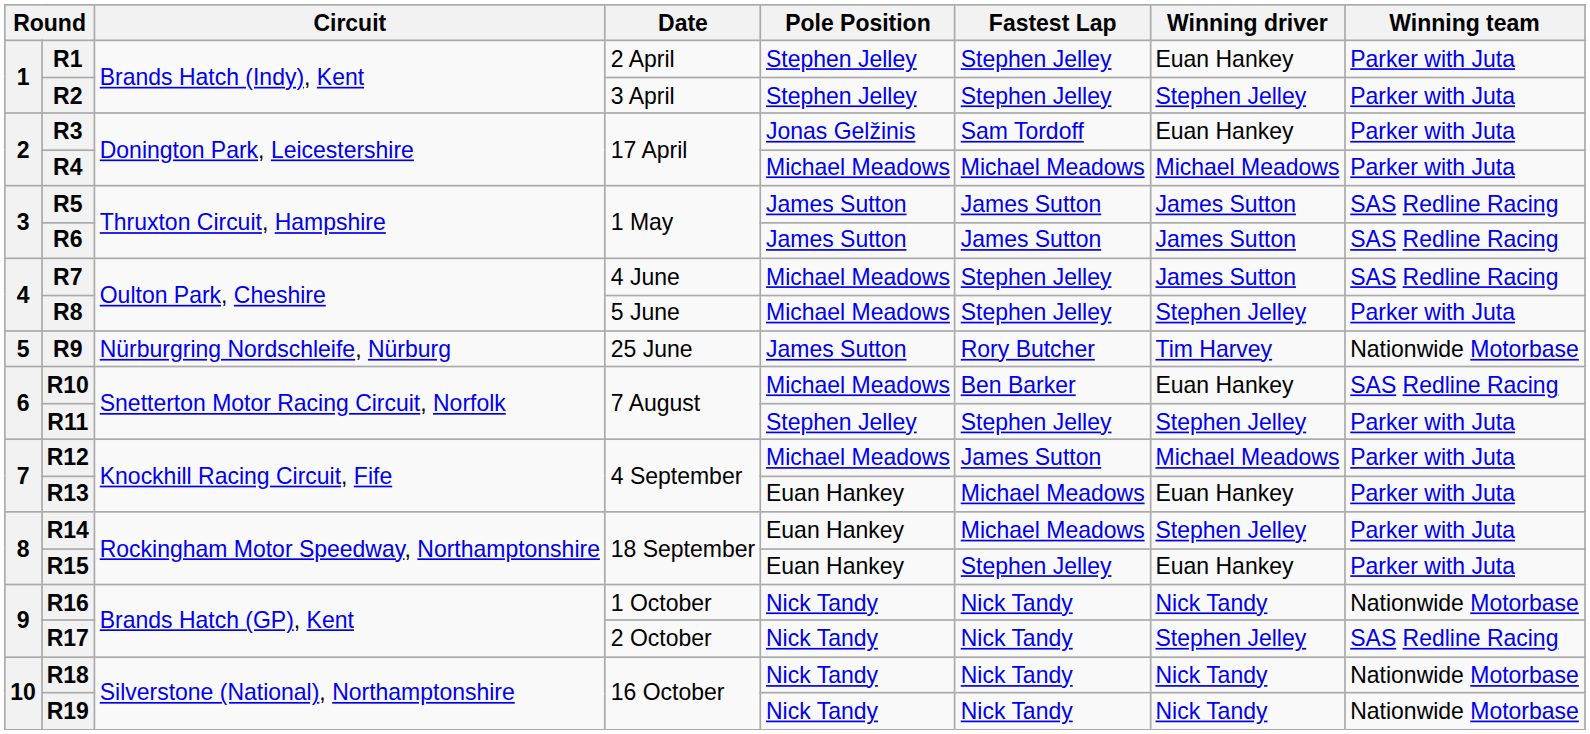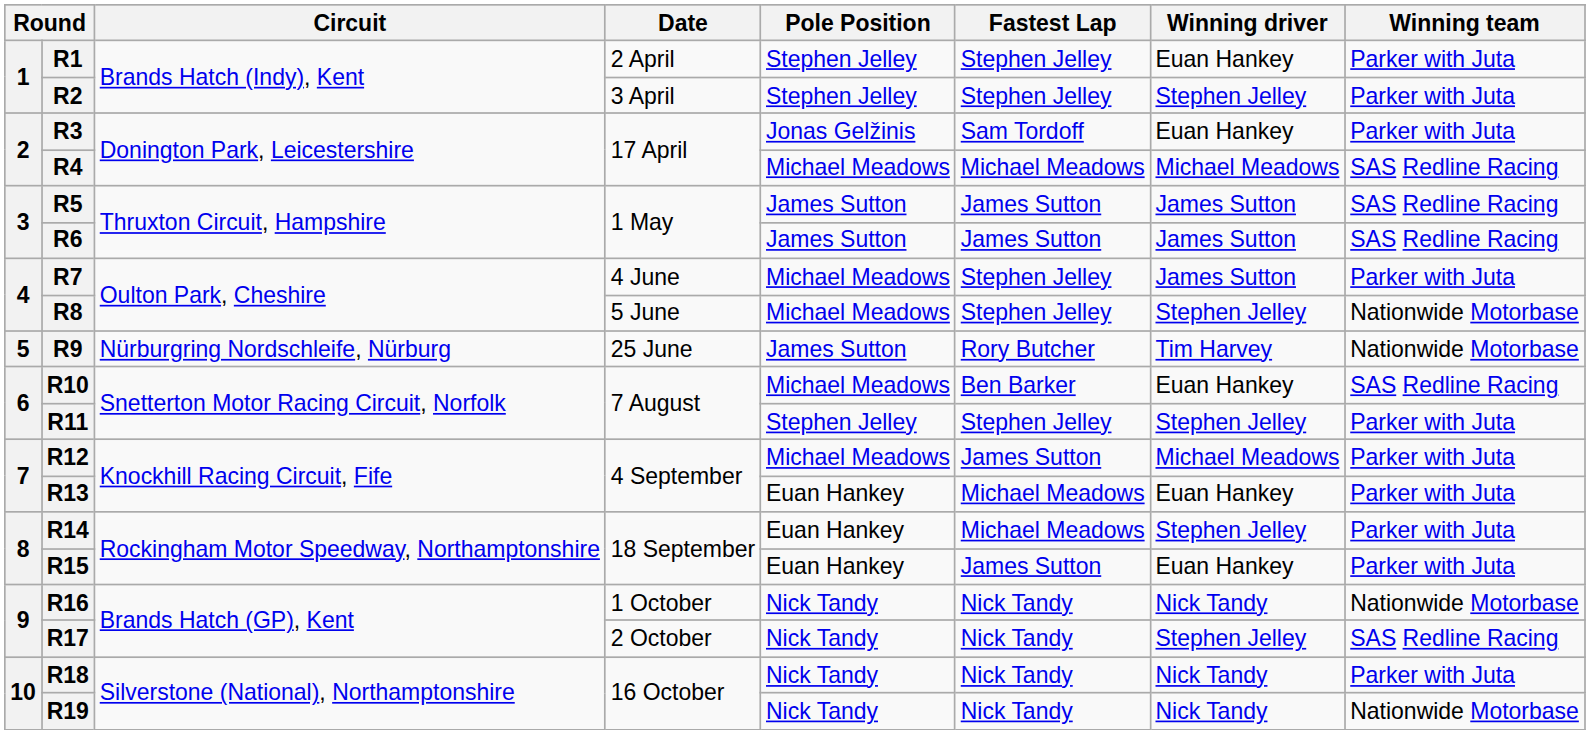(1433, 167) Parker with Juta -> (1454, 167) SAS Redline Racing
(1454, 276) SAS Redline Racing -> (1433, 276) Parker with Juta
(1433, 312) Parker with Juta -> (1465, 312) Nationwide Motorbase
(1036, 566) Stephen Jelley -> (1031, 566) James Sutton
(1465, 675) Nationwide Motorbase -> (1433, 675) Parker with Juta
